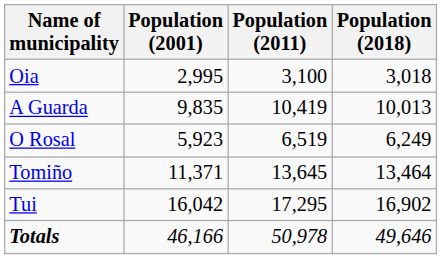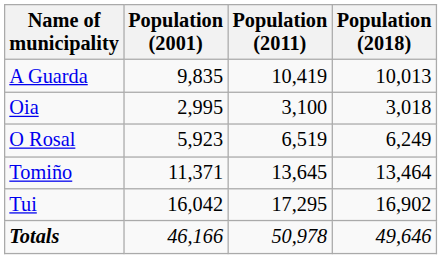rows swapped: (49, 107) <-> (24, 75)
